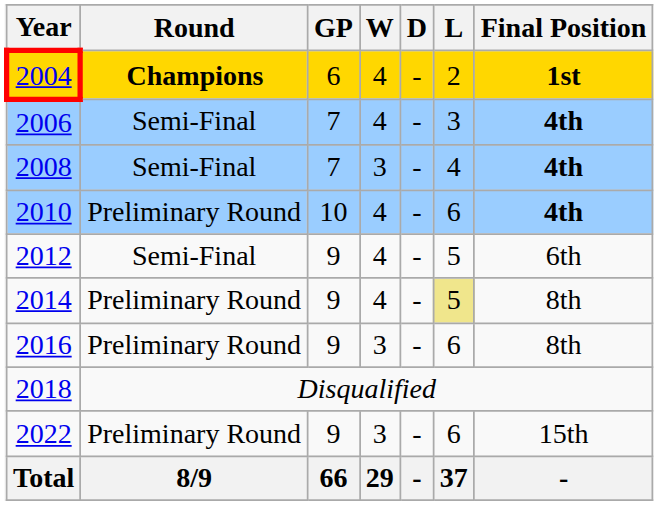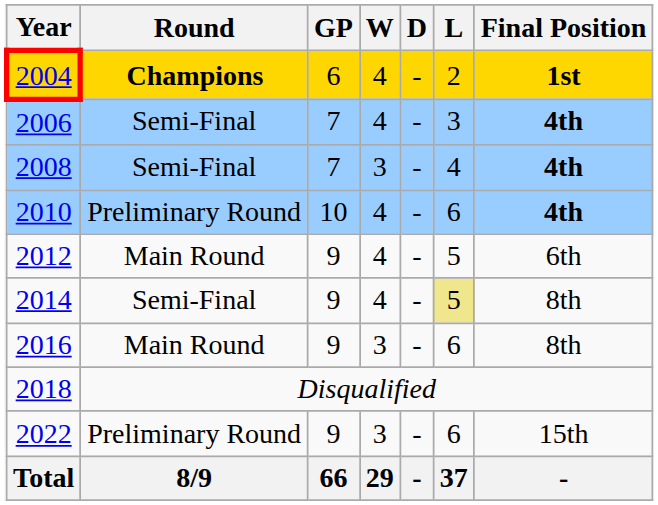(194, 255) Semi-Final -> (194, 255) Main Round
(194, 300) Preliminary Round -> (194, 300) Semi-Final
(194, 344) Preliminary Round -> (194, 344) Main Round
